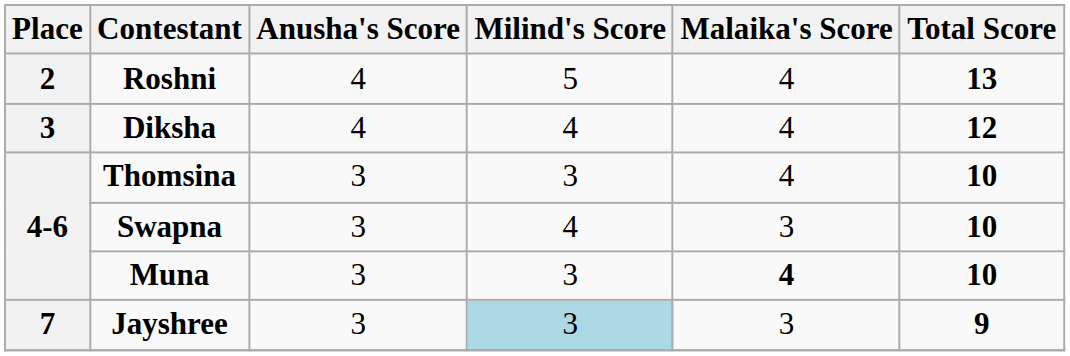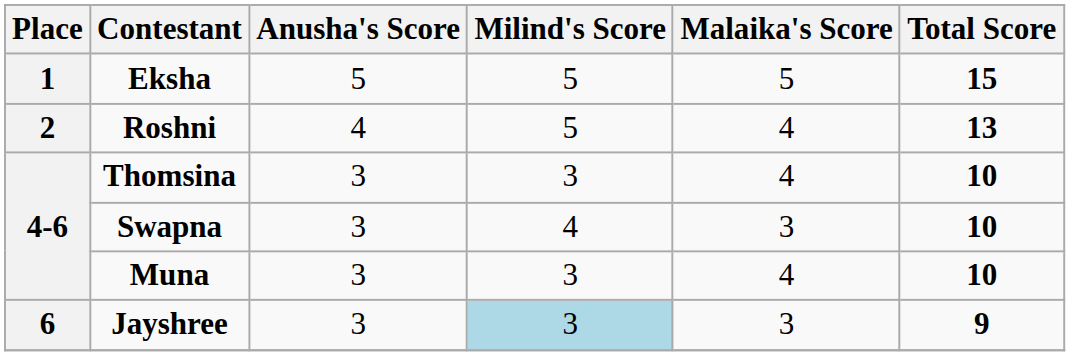+ row: (170, 78)
- row: (170, 127)
(787, 275) bold -> (787, 275) normal
(47, 324) 7 -> (47, 324) 6
